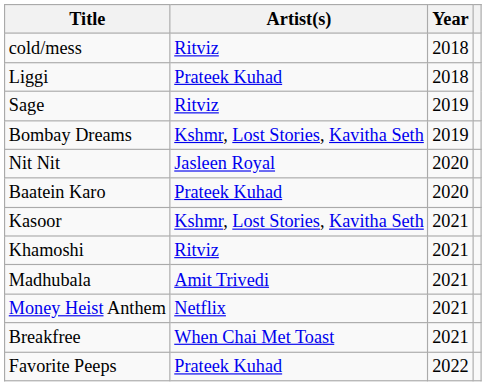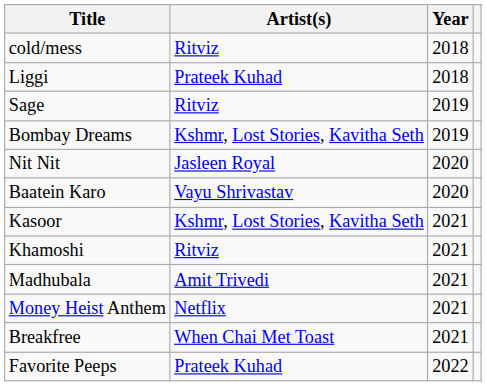(228, 192) Prateek Kuhad -> (234, 192) Vayu Shrivastav
